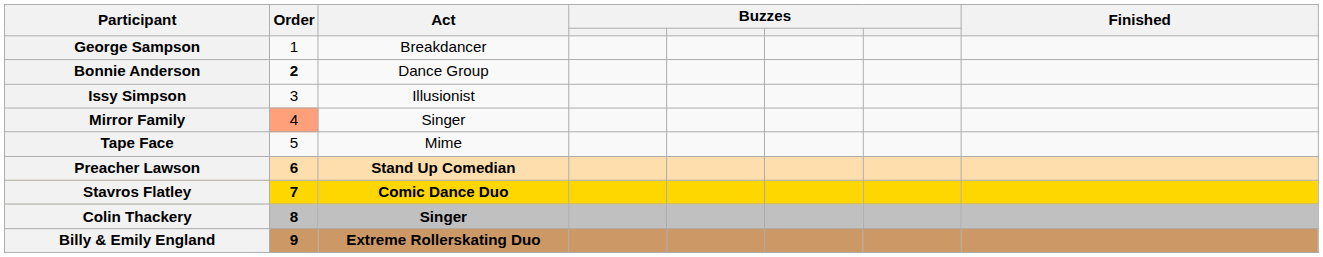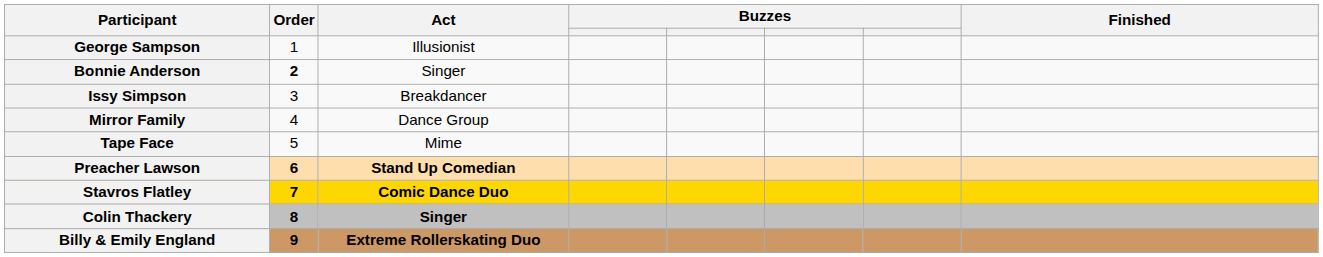(443, 47) Breakdancer -> (443, 47) Illusionist
(443, 71) Dance Group -> (443, 71) Singer
(443, 95) Illusionist -> (443, 95) Breakdancer
(294, 119) lightsalmon background -> (294, 119) no background
(443, 119) Singer -> (443, 119) Dance Group
